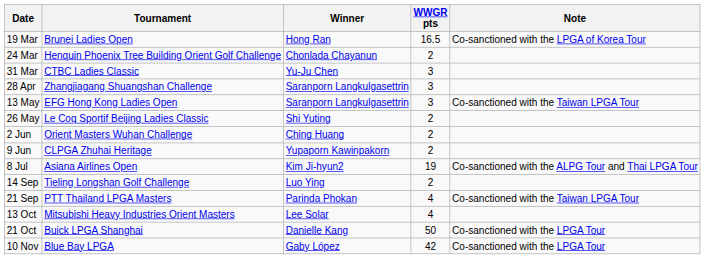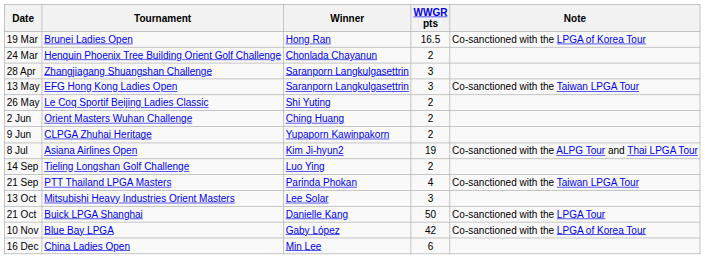- row: (22, 71)
(430, 214) 4 -> (430, 198) 3
(529, 246) Co-sanctioned with the LPGA Tour -> (549, 230) Co-sanctioned with the LPGA of Korea Tour
+ row: (23, 246)
